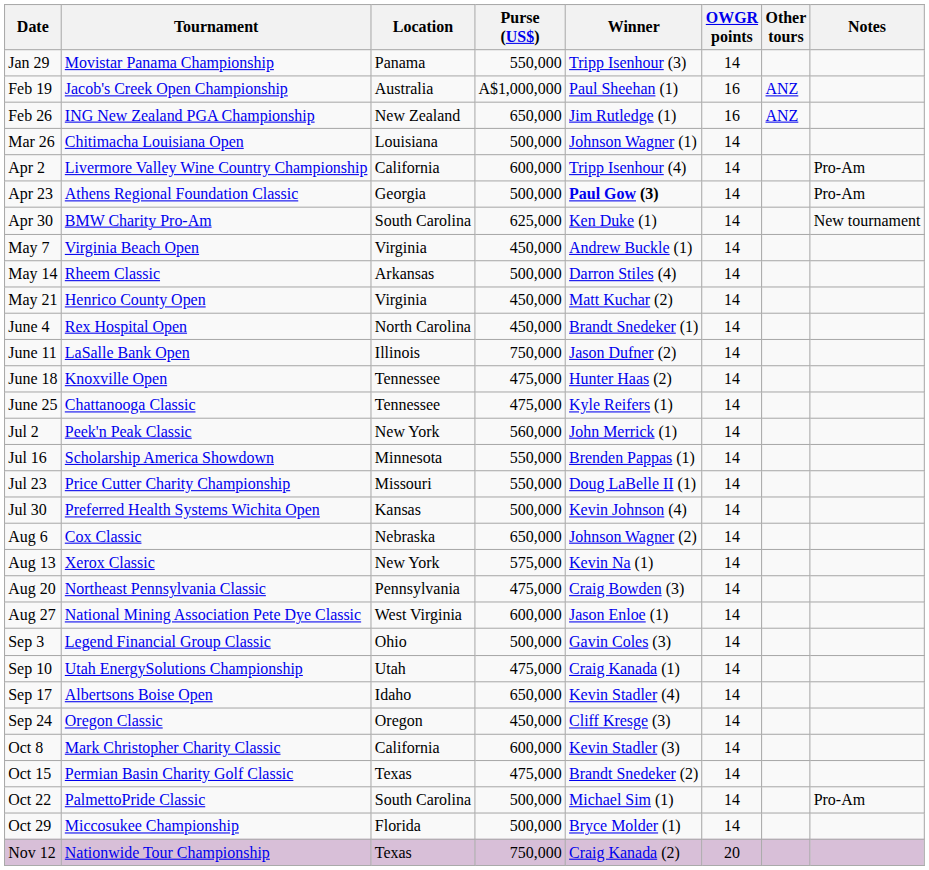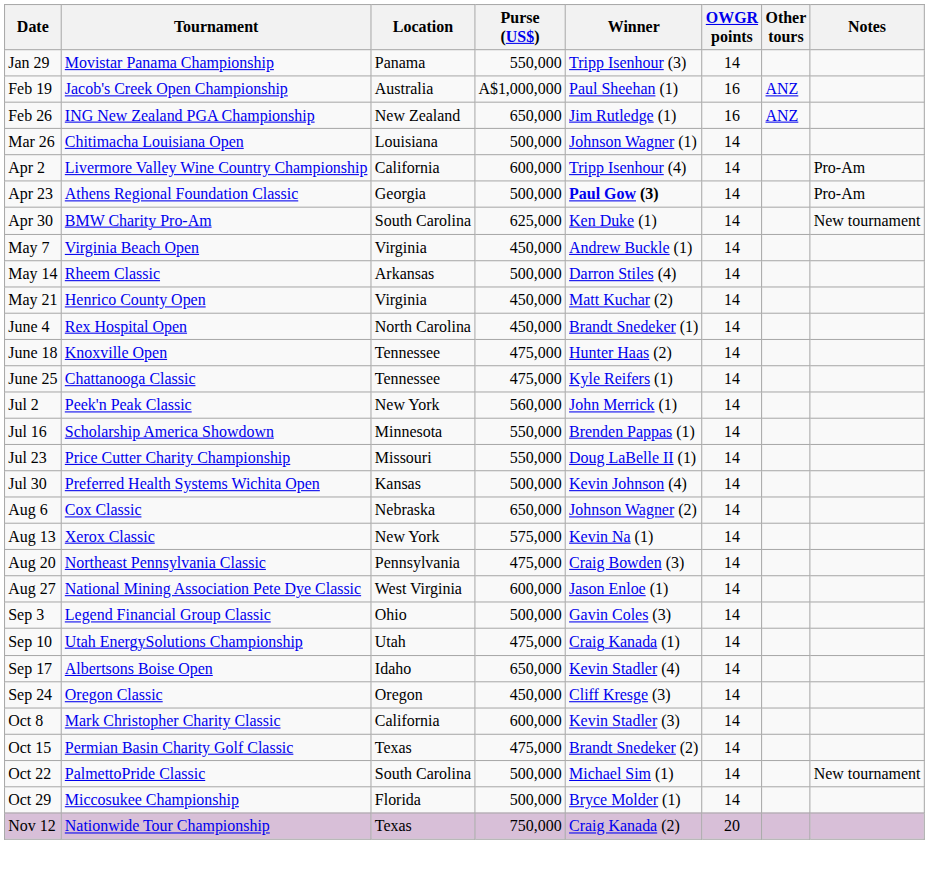- row: (33, 352)
(839, 799) Pro-Am -> (867, 773) New tournament
